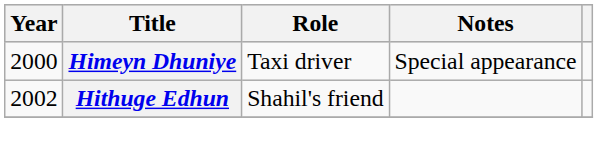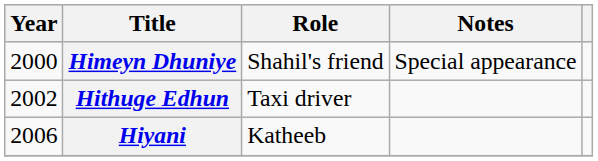(299, 60) Taxi driver -> (315, 60) Shahil's friend
(315, 98) Shahil's friend -> (299, 98) Taxi driver
+ row: (152, 135)
